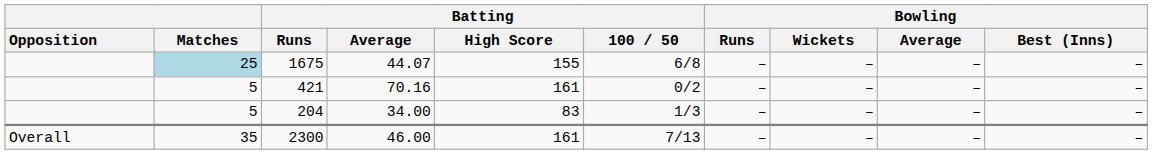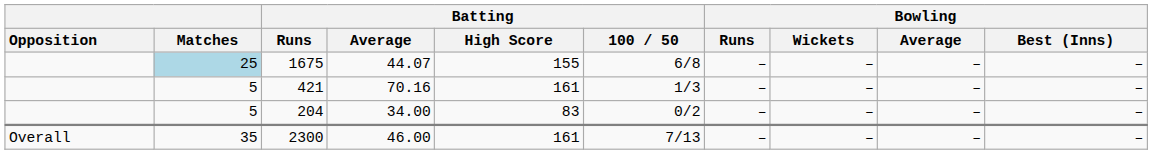(687, 88) 0/2 -> (687, 88) 1/3
(687, 112) 1/3 -> (687, 112) 0/2
